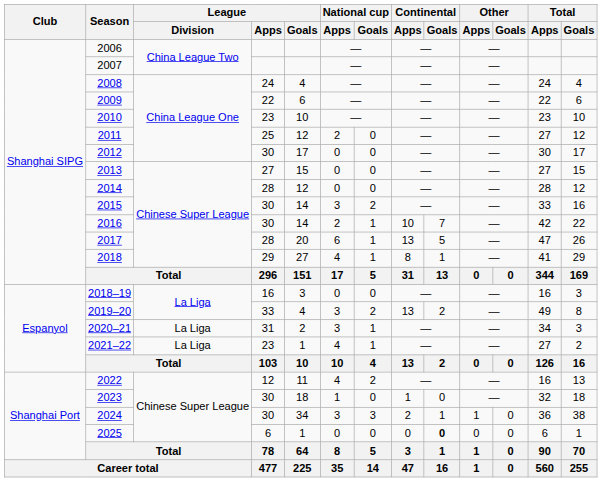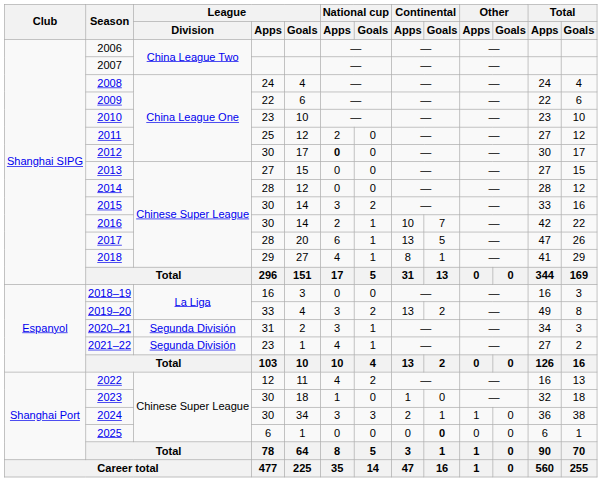(337, 153) normal -> (337, 153) bold
(193, 328) La Liga -> (193, 328) Segunda División
(193, 345) La Liga -> (193, 345) Segunda División
